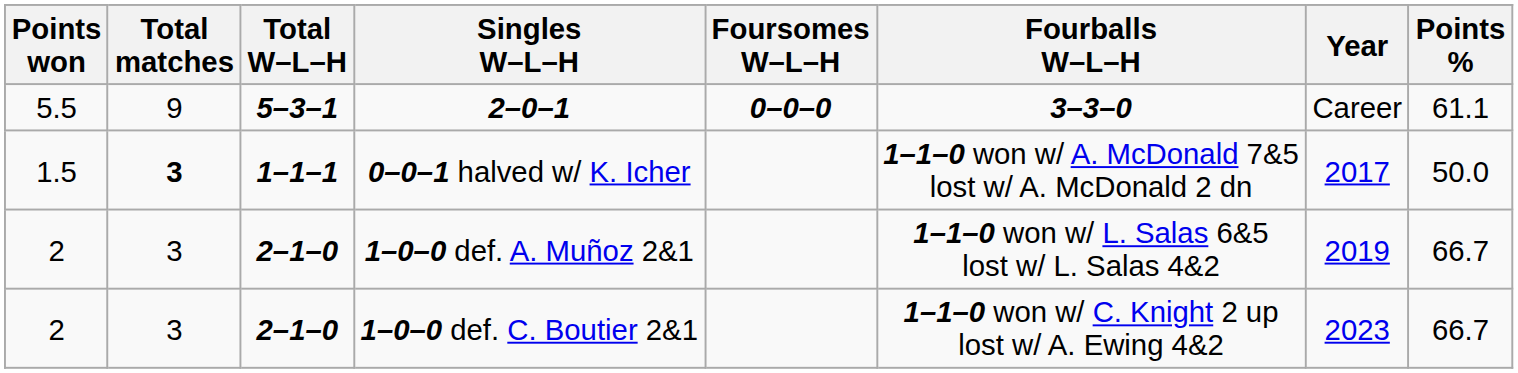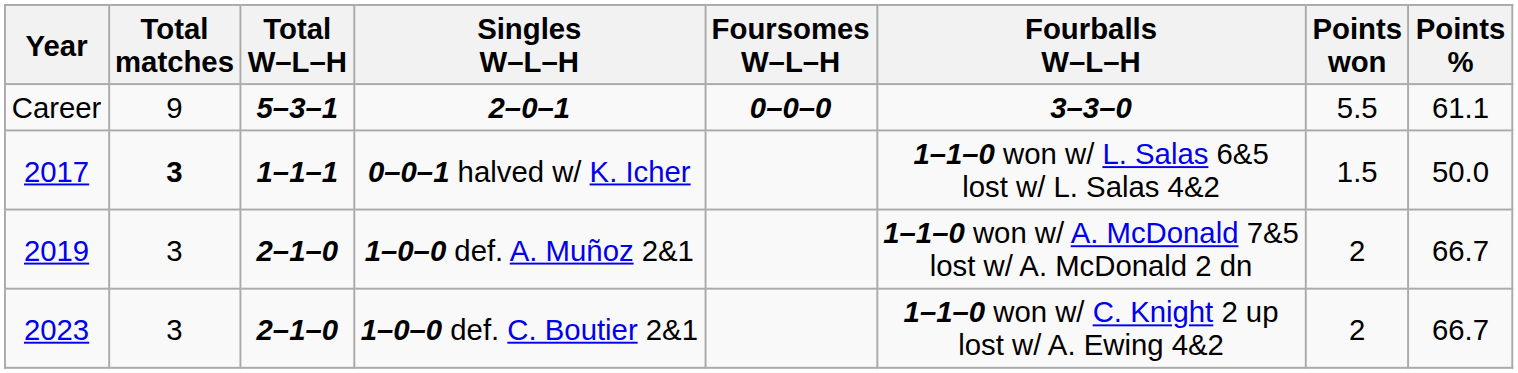columns swapped: (1357, 45) <-> (57, 45)
(1091, 170) 1–1–0 won w/ A. McDonald 7&5 lost w/ A. McDonald 2 dn -> (1091, 170) 1–1–0 won w/ L. Salas 6&5 lost w/ L. Salas 4&2
(1091, 250) 1–1–0 won w/ L. Salas 6&5 lost w/ L. Salas 4&2 -> (1091, 250) 1–1–0 won w/ A. McDonald 7&5 lost w/ A. McDonald 2 dn
